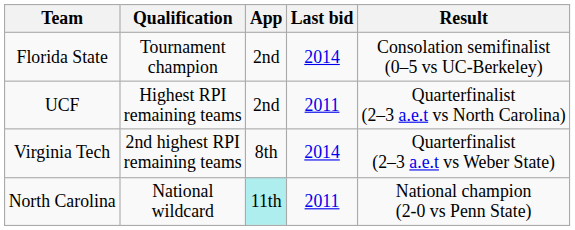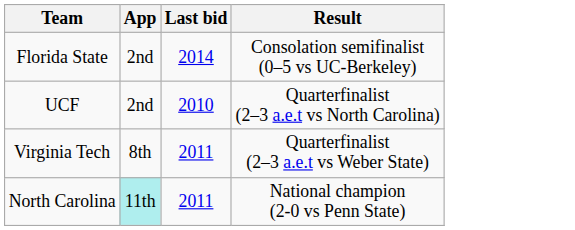- column: (183, 18)
(322, 104) 2011 -> (196, 104) 2010
(322, 153) 2014 -> (196, 153) 2011
